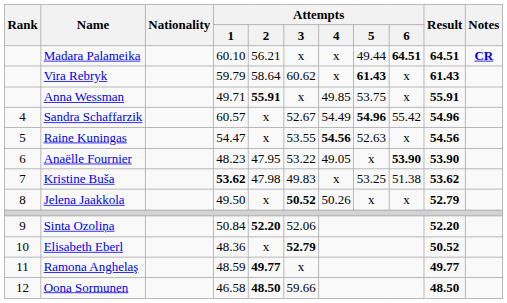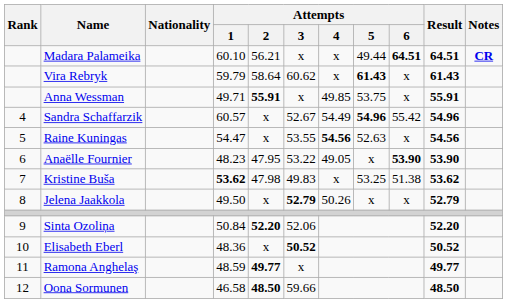(301, 199) 50.52 -> (301, 199) 52.79
(301, 246) 52.79 -> (301, 246) 50.52
